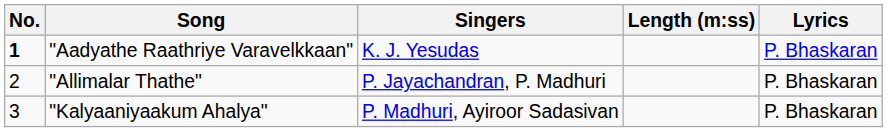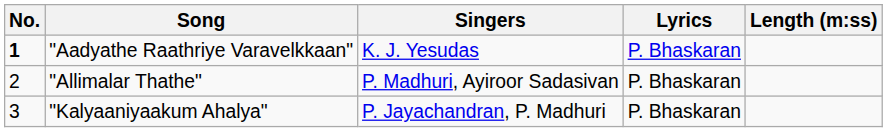columns swapped: (821, 20) <-> (691, 20)
(484, 81) P. Jayachandran, P. Madhuri -> (490, 81) P. Madhuri, Ayiroor Sadasivan
(490, 112) P. Madhuri, Ayiroor Sadasivan -> (484, 112) P. Jayachandran, P. Madhuri
